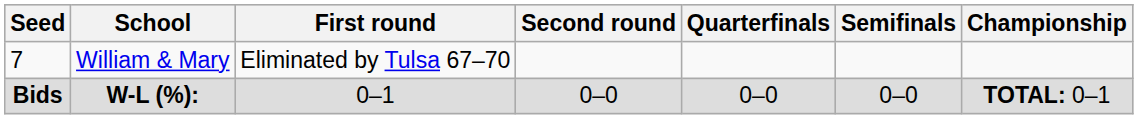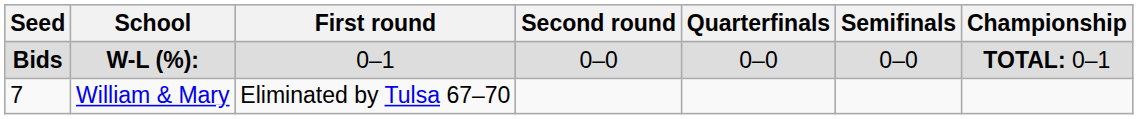rows swapped: (17, 60) <-> (38, 96)
